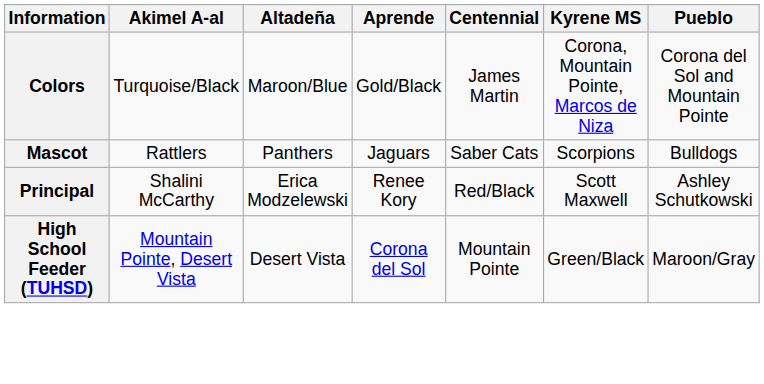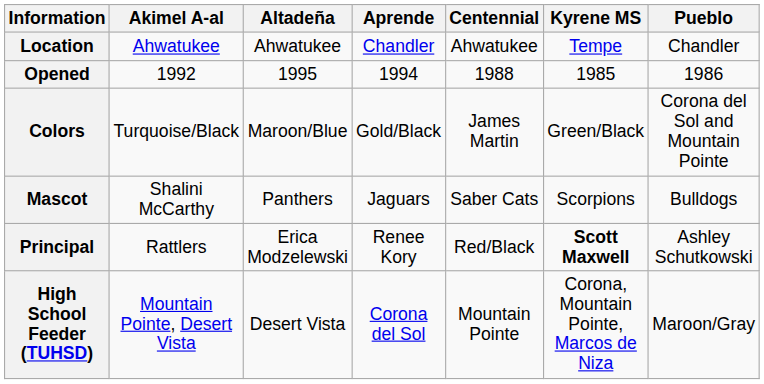+ row: (57, 46)
+ row: (57, 74)
(596, 85) Corona, Mountain Pointe, Marcos de Niza -> (596, 131) Green/Black
(176, 153) Rattlers -> (176, 199) Shalini McCarthy
(176, 191) Shalini McCarthy -> (176, 247) Rattlers
(596, 191) normal -> (596, 247) bold
(596, 258) Green/Black -> (596, 324) Corona, Mountain Pointe, Marcos de Niza
